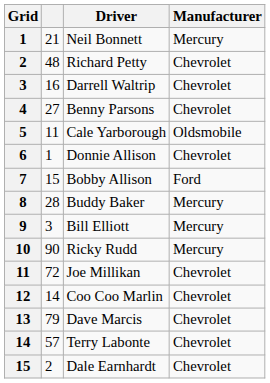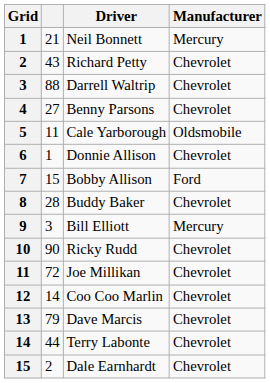(52, 62) 48 -> (52, 62) 43
(52, 86) 16 -> (52, 86) 88
(198, 202) Mercury -> (202, 202) Chevrolet
(198, 249) Mercury -> (202, 249) Chevrolet
(52, 343) 57 -> (52, 343) 44
